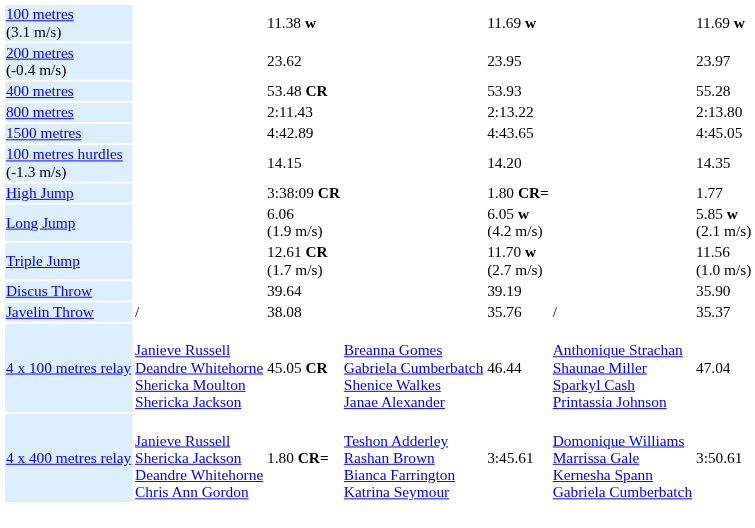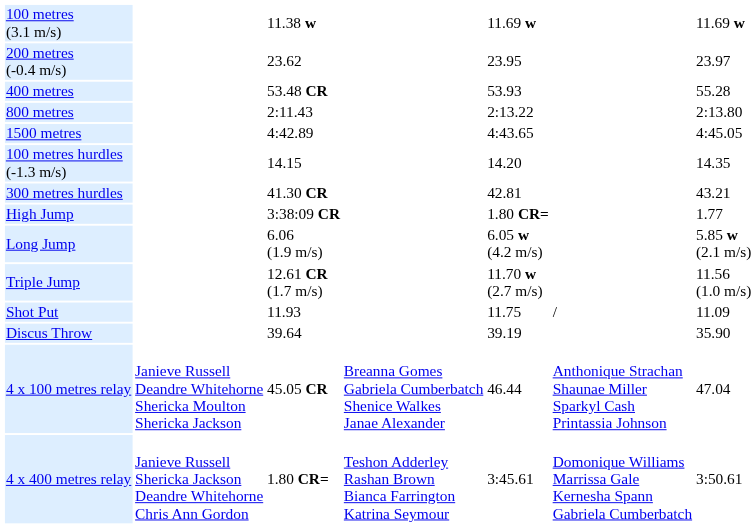+ row: (64, 193)
+ row: (32, 312)
- row: (50, 312)
